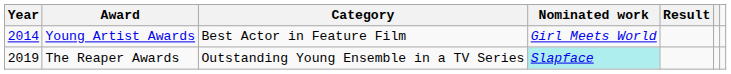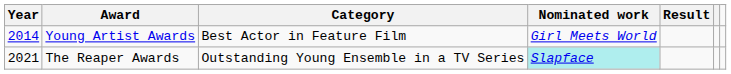(23, 58) 2019 -> (23, 58) 2021
